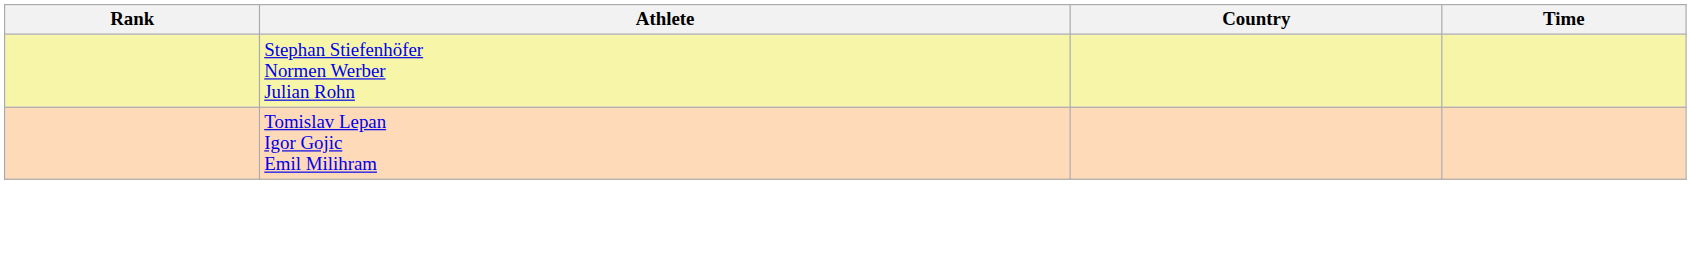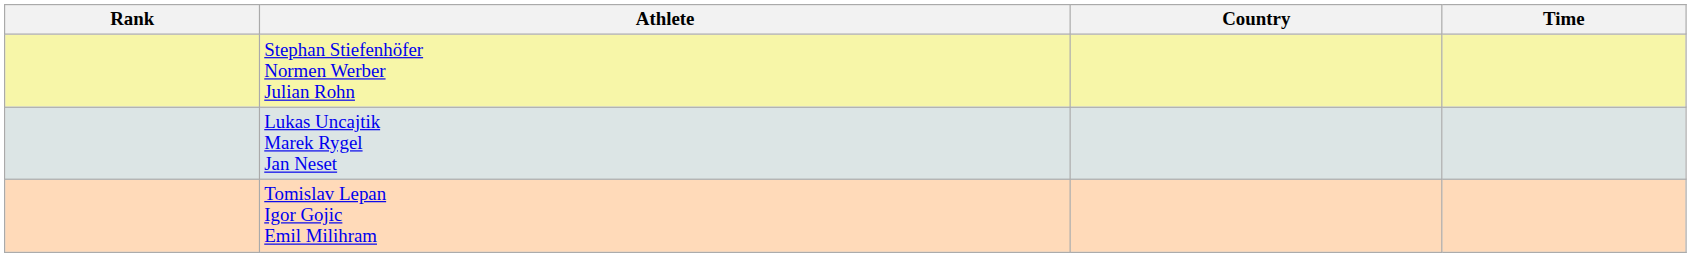+ row: (322, 143)
